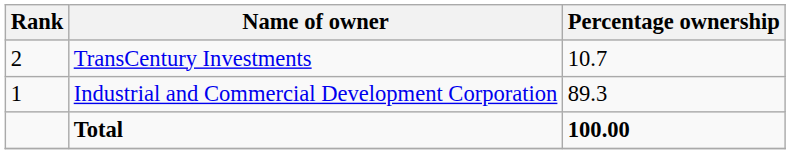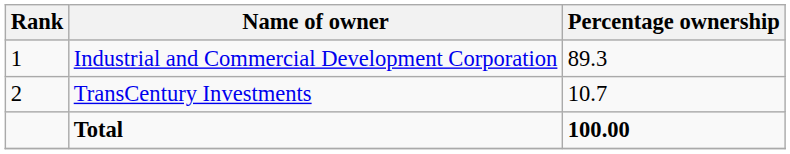rows swapped: (316, 93) <-> (193, 58)
